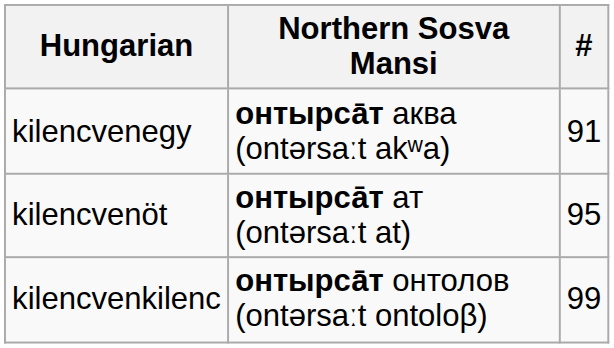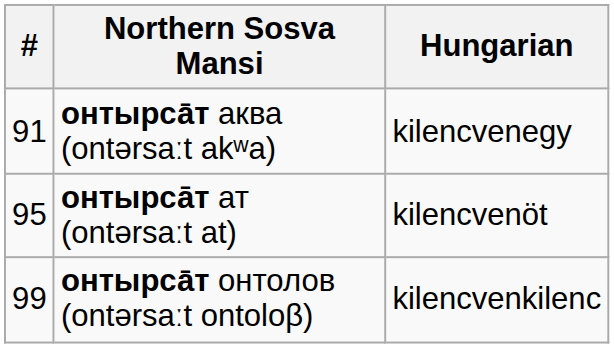columns swapped: (584, 46) <-> (116, 46)
